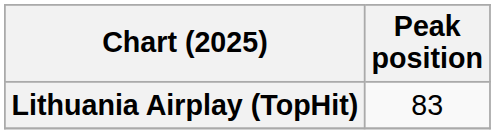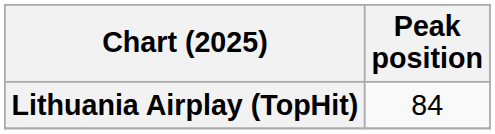(427, 104) 83 -> (427, 104) 84
